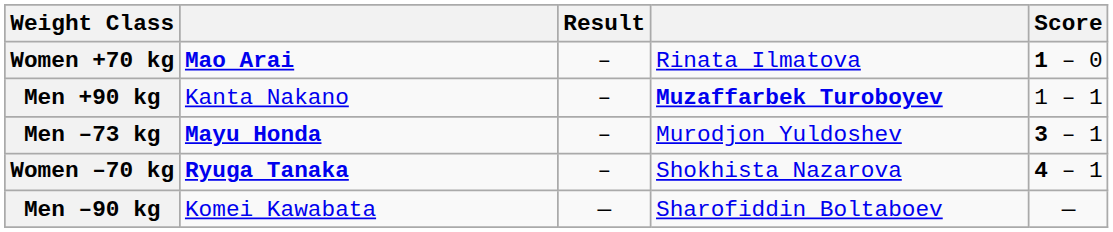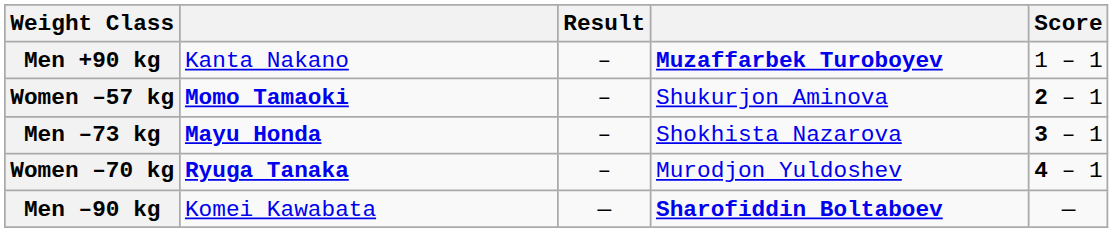- row: (92, 60)
+ row: (92, 98)
(779, 135) Murodjon Yuldoshev -> (779, 135) Shokhista Nazarova
(779, 172) Shokhista Nazarova -> (779, 172) Murodjon Yuldoshev
(799, 209) normal -> (799, 209) bold
